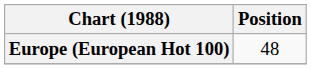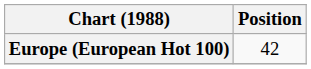(270, 48) 48 -> (270, 48) 42
